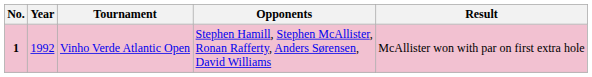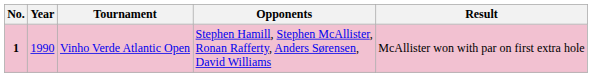(42, 48) 1992 -> (42, 48) 1990
